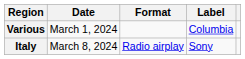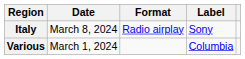rows swapped: (26, 29) <-> (26, 46)
